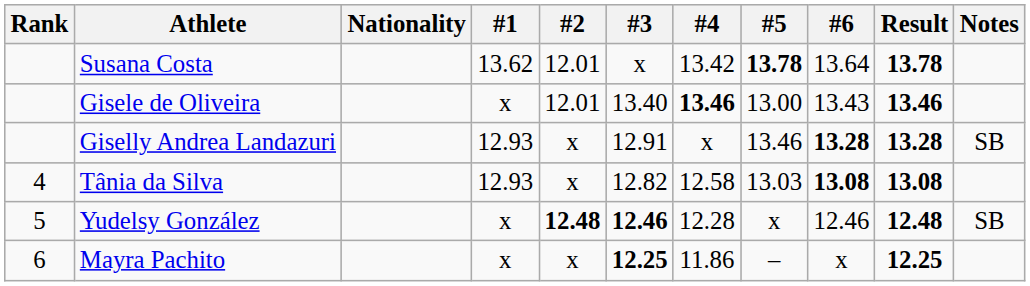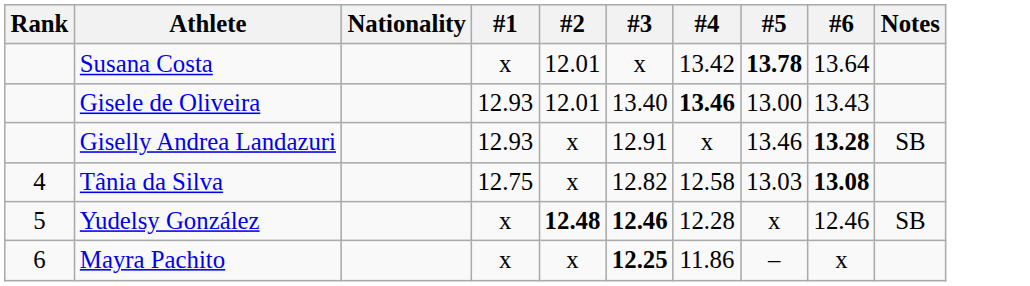- column: (915, 24)
(505, 63) 13.62 -> (505, 63) x
(505, 102) x -> (505, 102) 12.93
(505, 181) 12.93 -> (505, 181) 12.75
